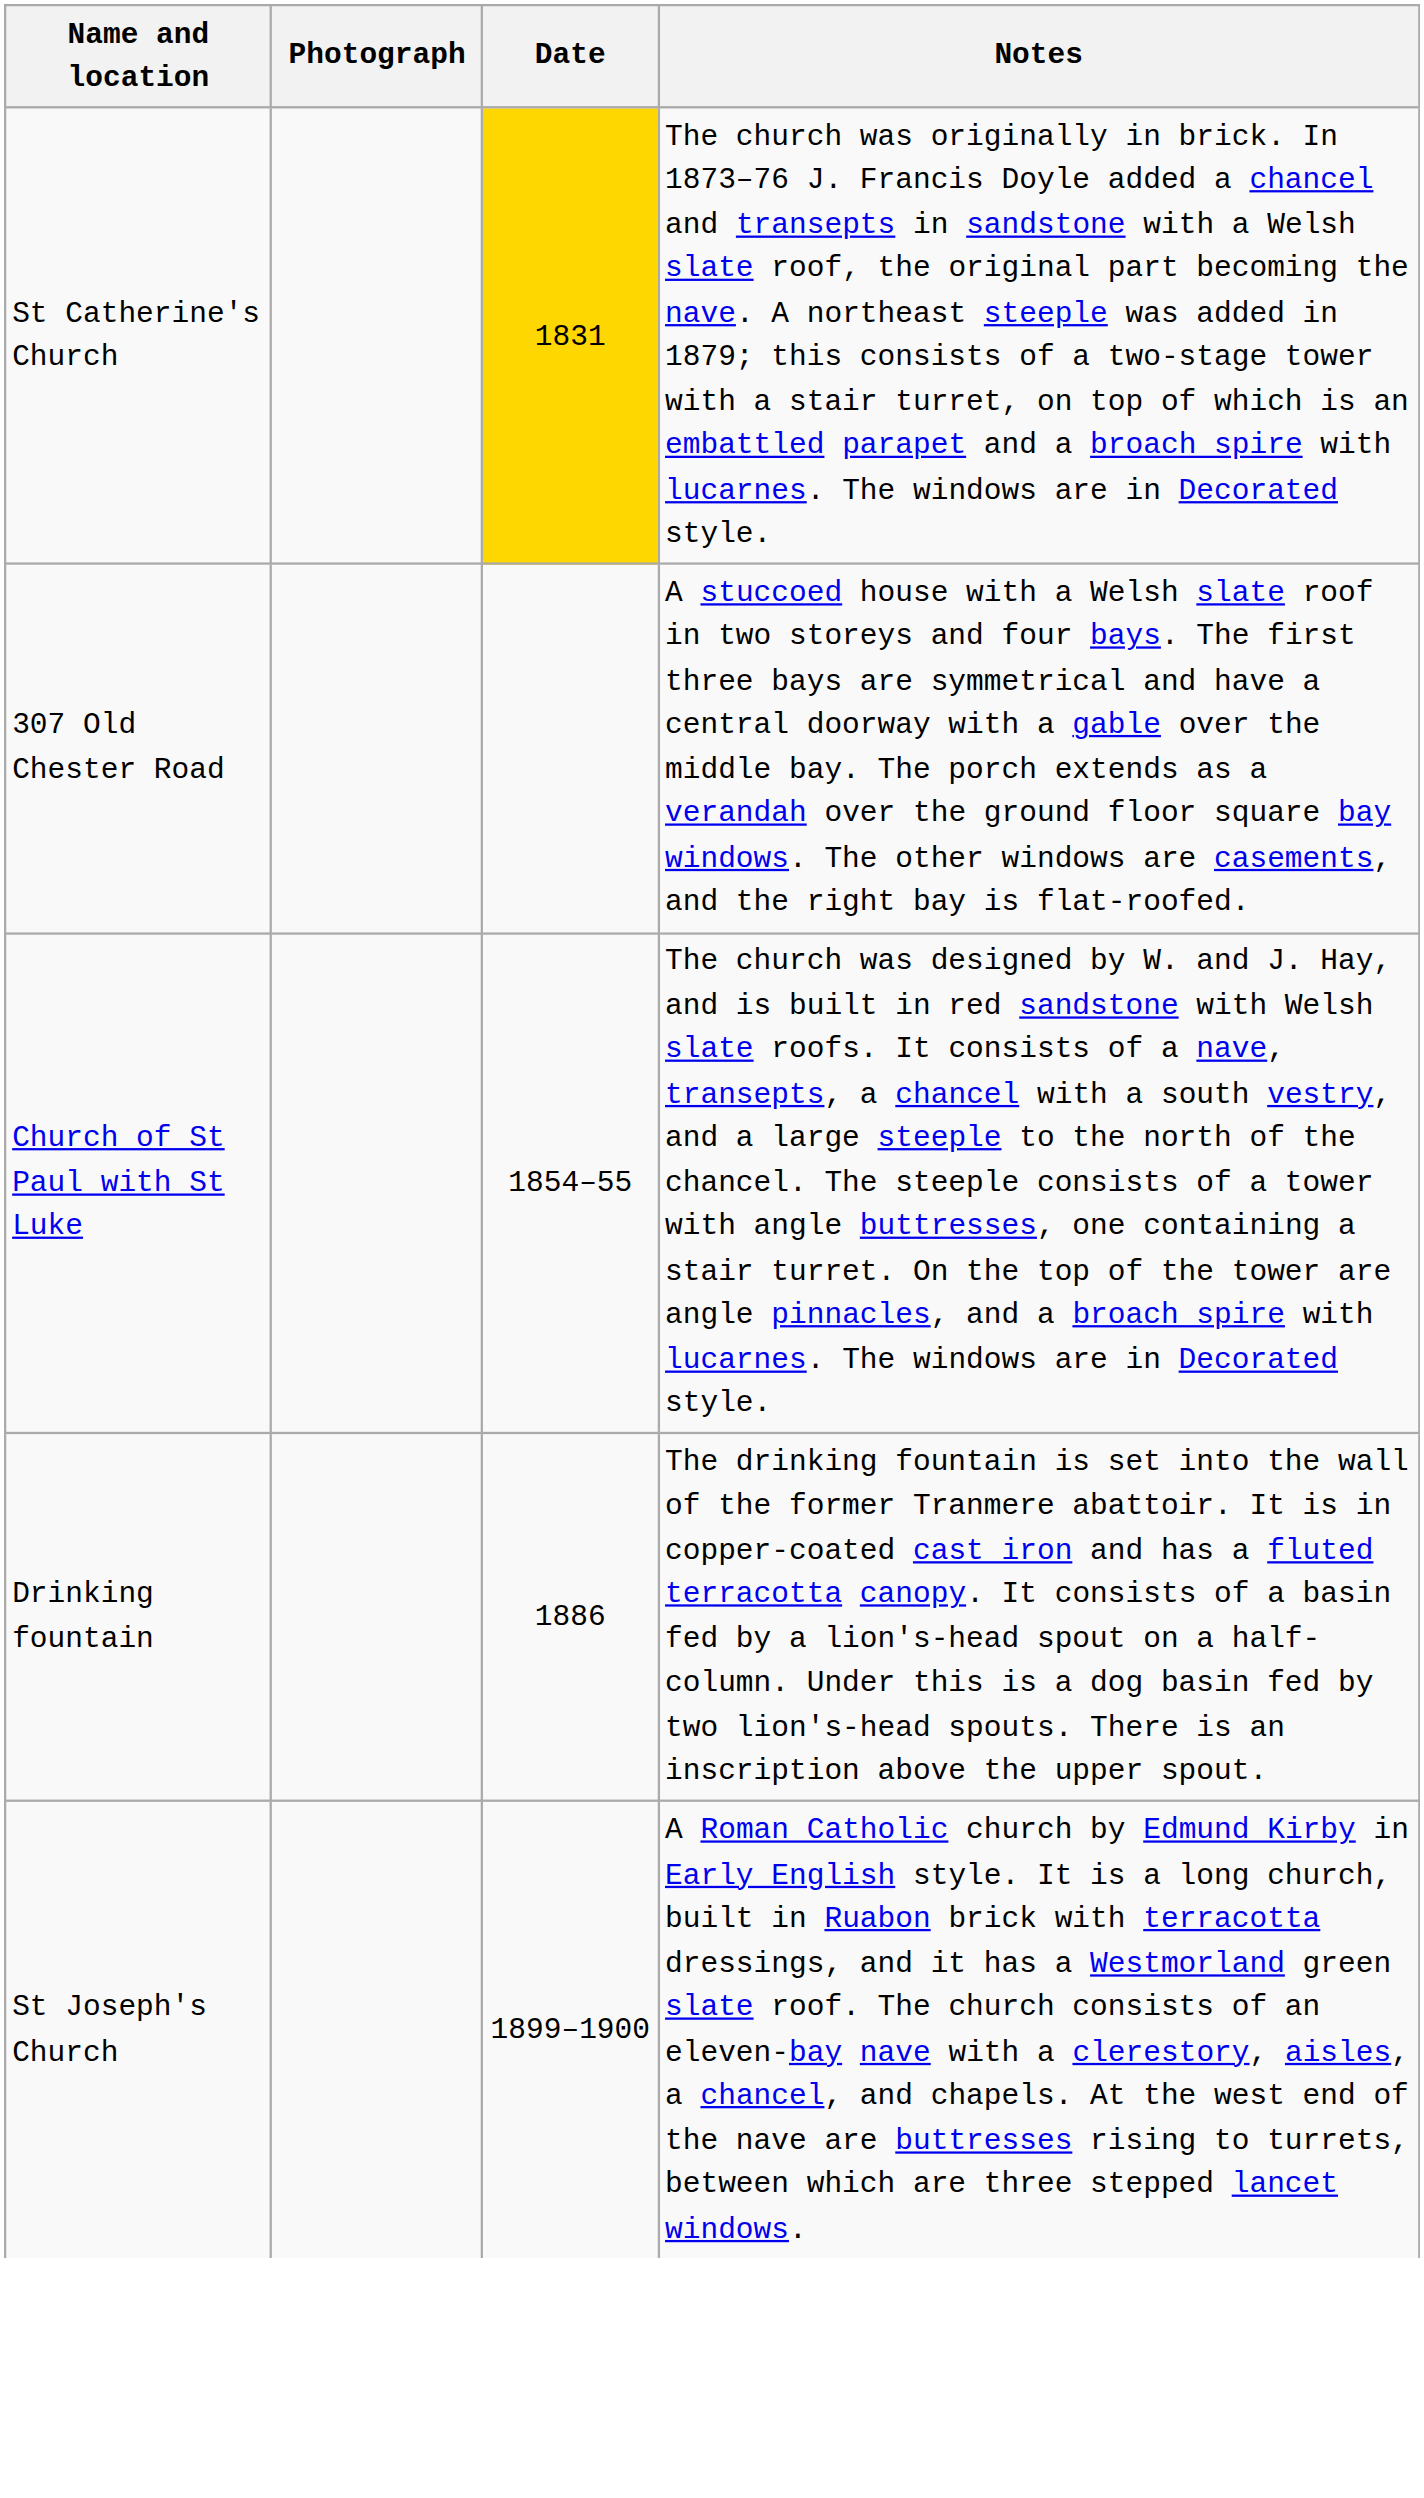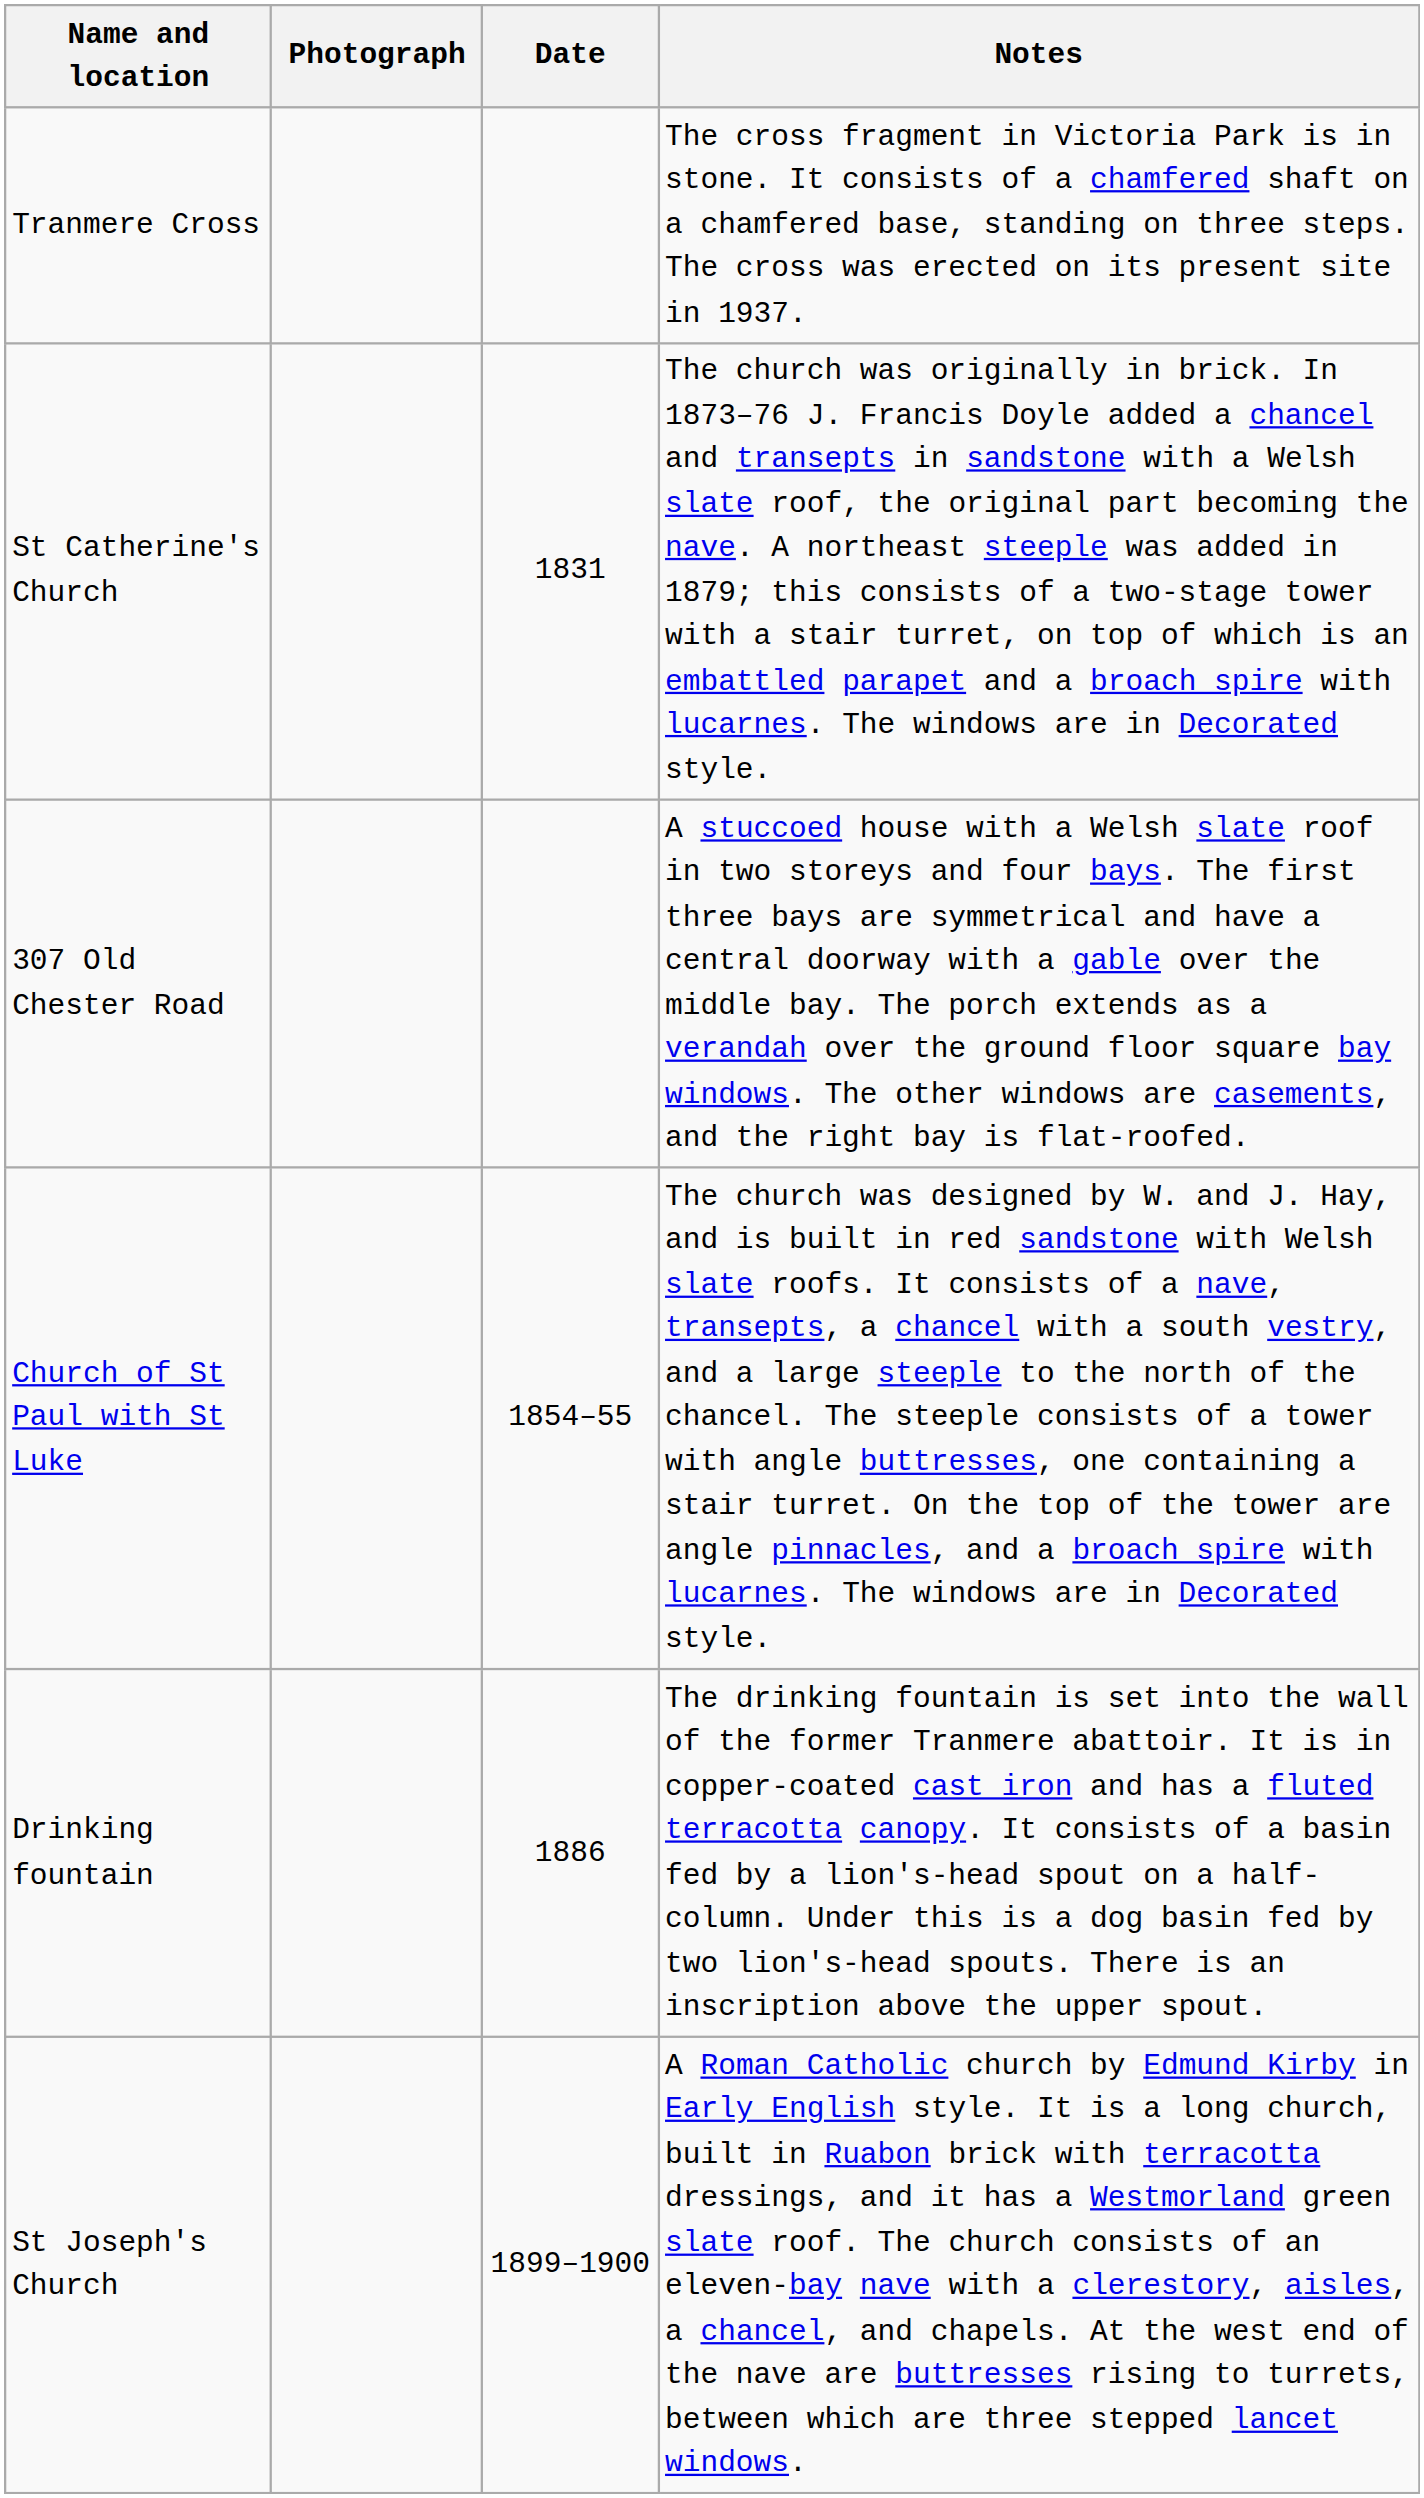+ row: (136, 225)
(570, 335) gold background -> (570, 571) no background
